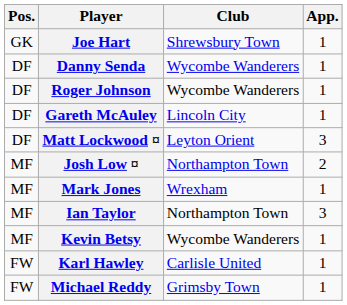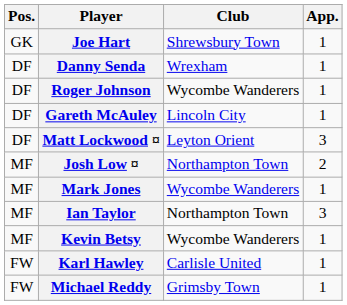(233, 66) Wycombe Wanderers -> (197, 66) Wrexham
(197, 189) Wrexham -> (233, 189) Wycombe Wanderers
